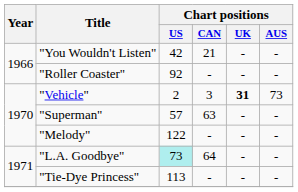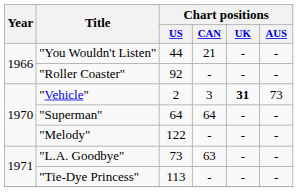(176, 53) 42 -> (176, 53) 44
(176, 115) 57 -> (176, 115) 64
(209, 115) 63 -> (209, 115) 64
(176, 156) paleturquoise background -> (176, 156) no background
(209, 156) 64 -> (209, 156) 63
